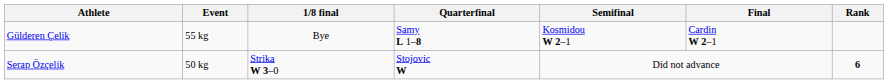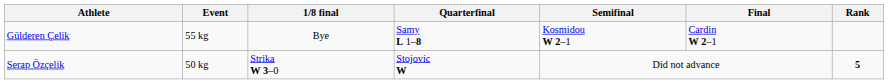(858, 65) 6 -> (858, 65) 5
